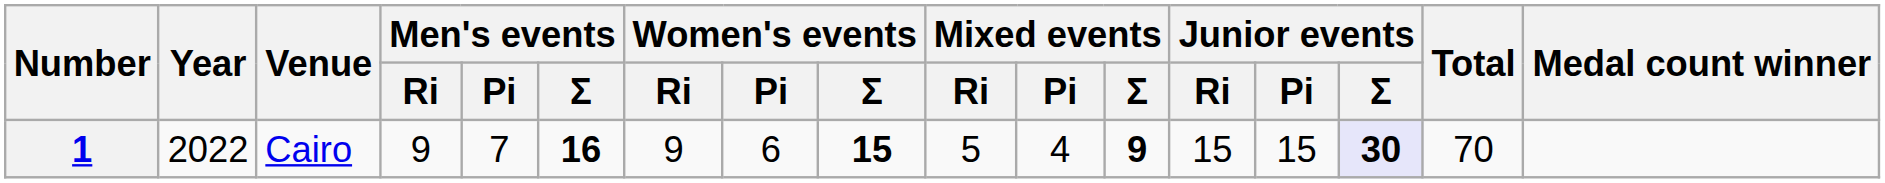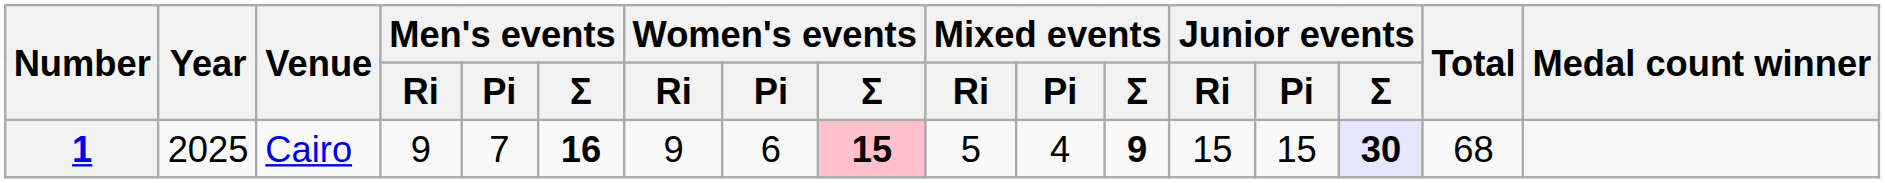(208, 149) 2022 -> (208, 149) 2025
(872, 149) no background -> (872, 149) pink background
(1474, 149) 70 -> (1474, 149) 68
